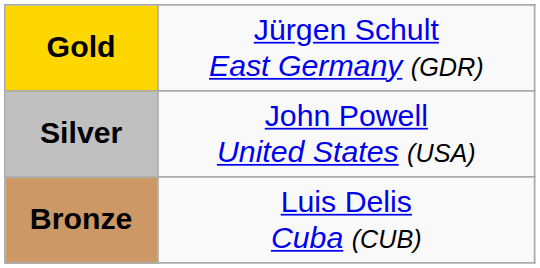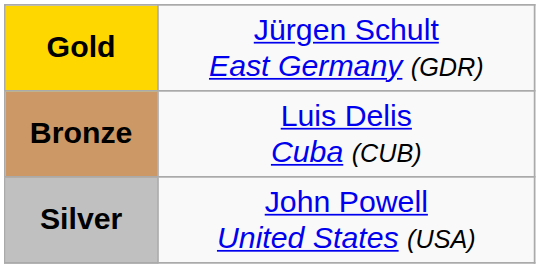rows swapped: (81, 133) <-> (81, 219)
